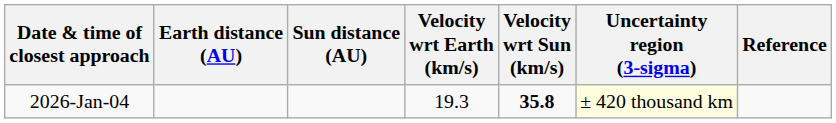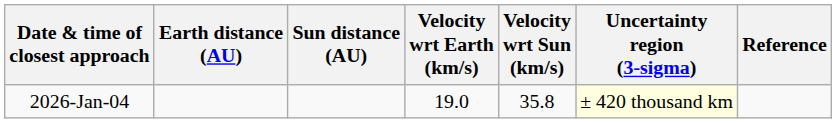(452, 100) 19.3 -> (452, 100) 19.0
(537, 100) bold -> (537, 100) normal
